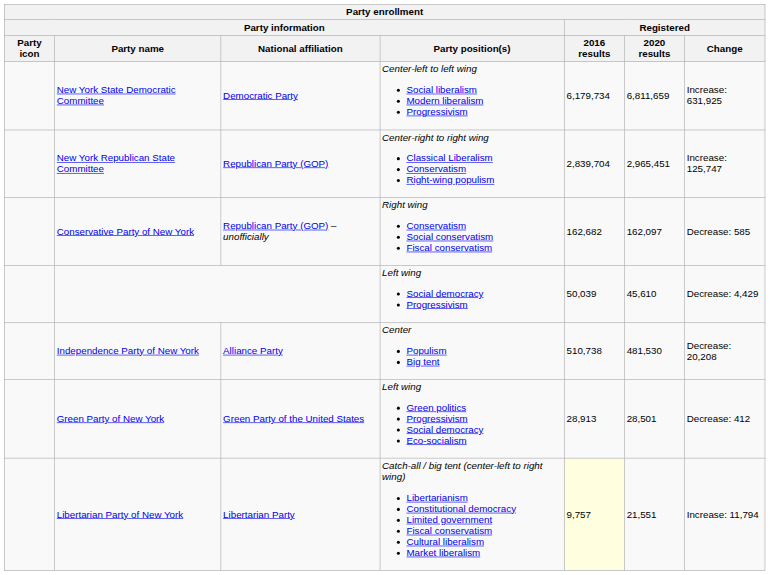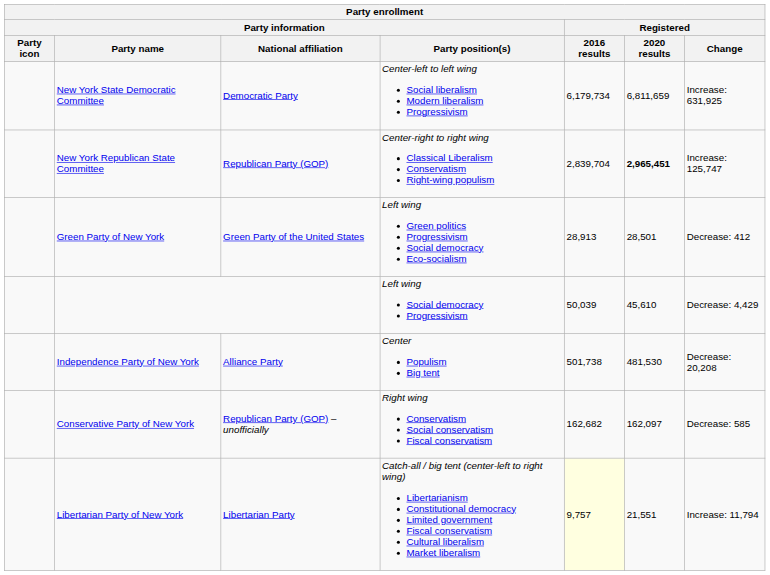(648, 163) normal -> (648, 163) bold
rows swapped: (125, 231) <-> (110, 419)
(584, 351) 510,738 -> (584, 362) 501,738
